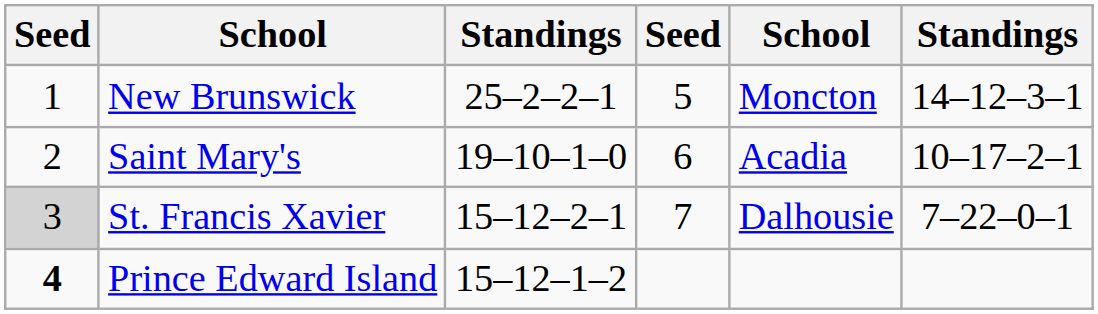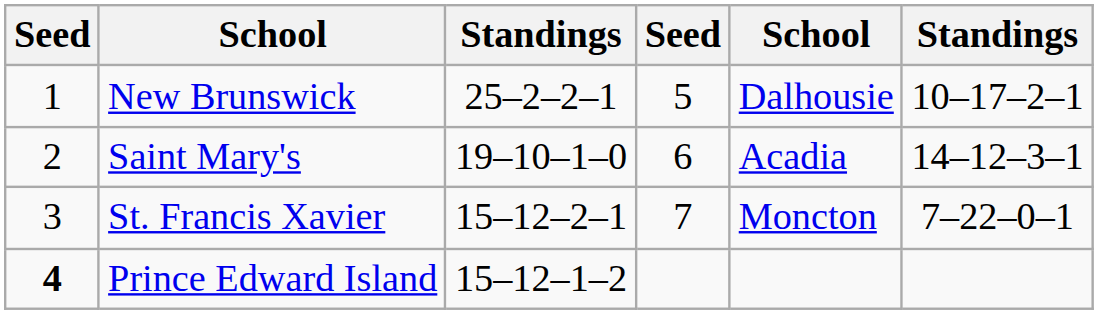(808, 95) Moncton -> (816, 95) Dalhousie
(997, 95) 14–12–3–1 -> (997, 95) 10–17–2–1
(997, 156) 10–17–2–1 -> (997, 156) 14–12–3–1
(52, 216) lightgrey background -> (52, 216) no background
(816, 216) Dalhousie -> (808, 216) Moncton
